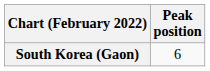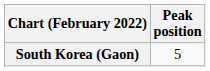(178, 54) 6 -> (178, 54) 5
